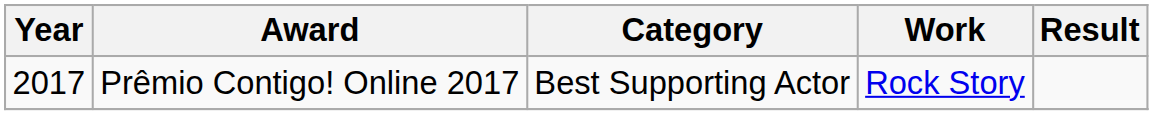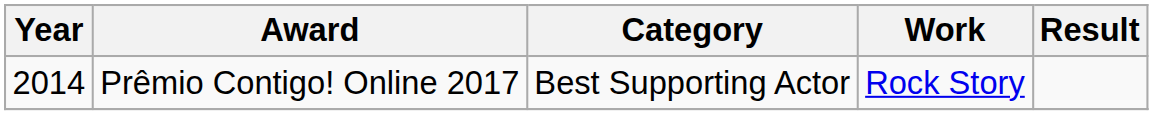(49, 82) 2017 -> (49, 82) 2014
